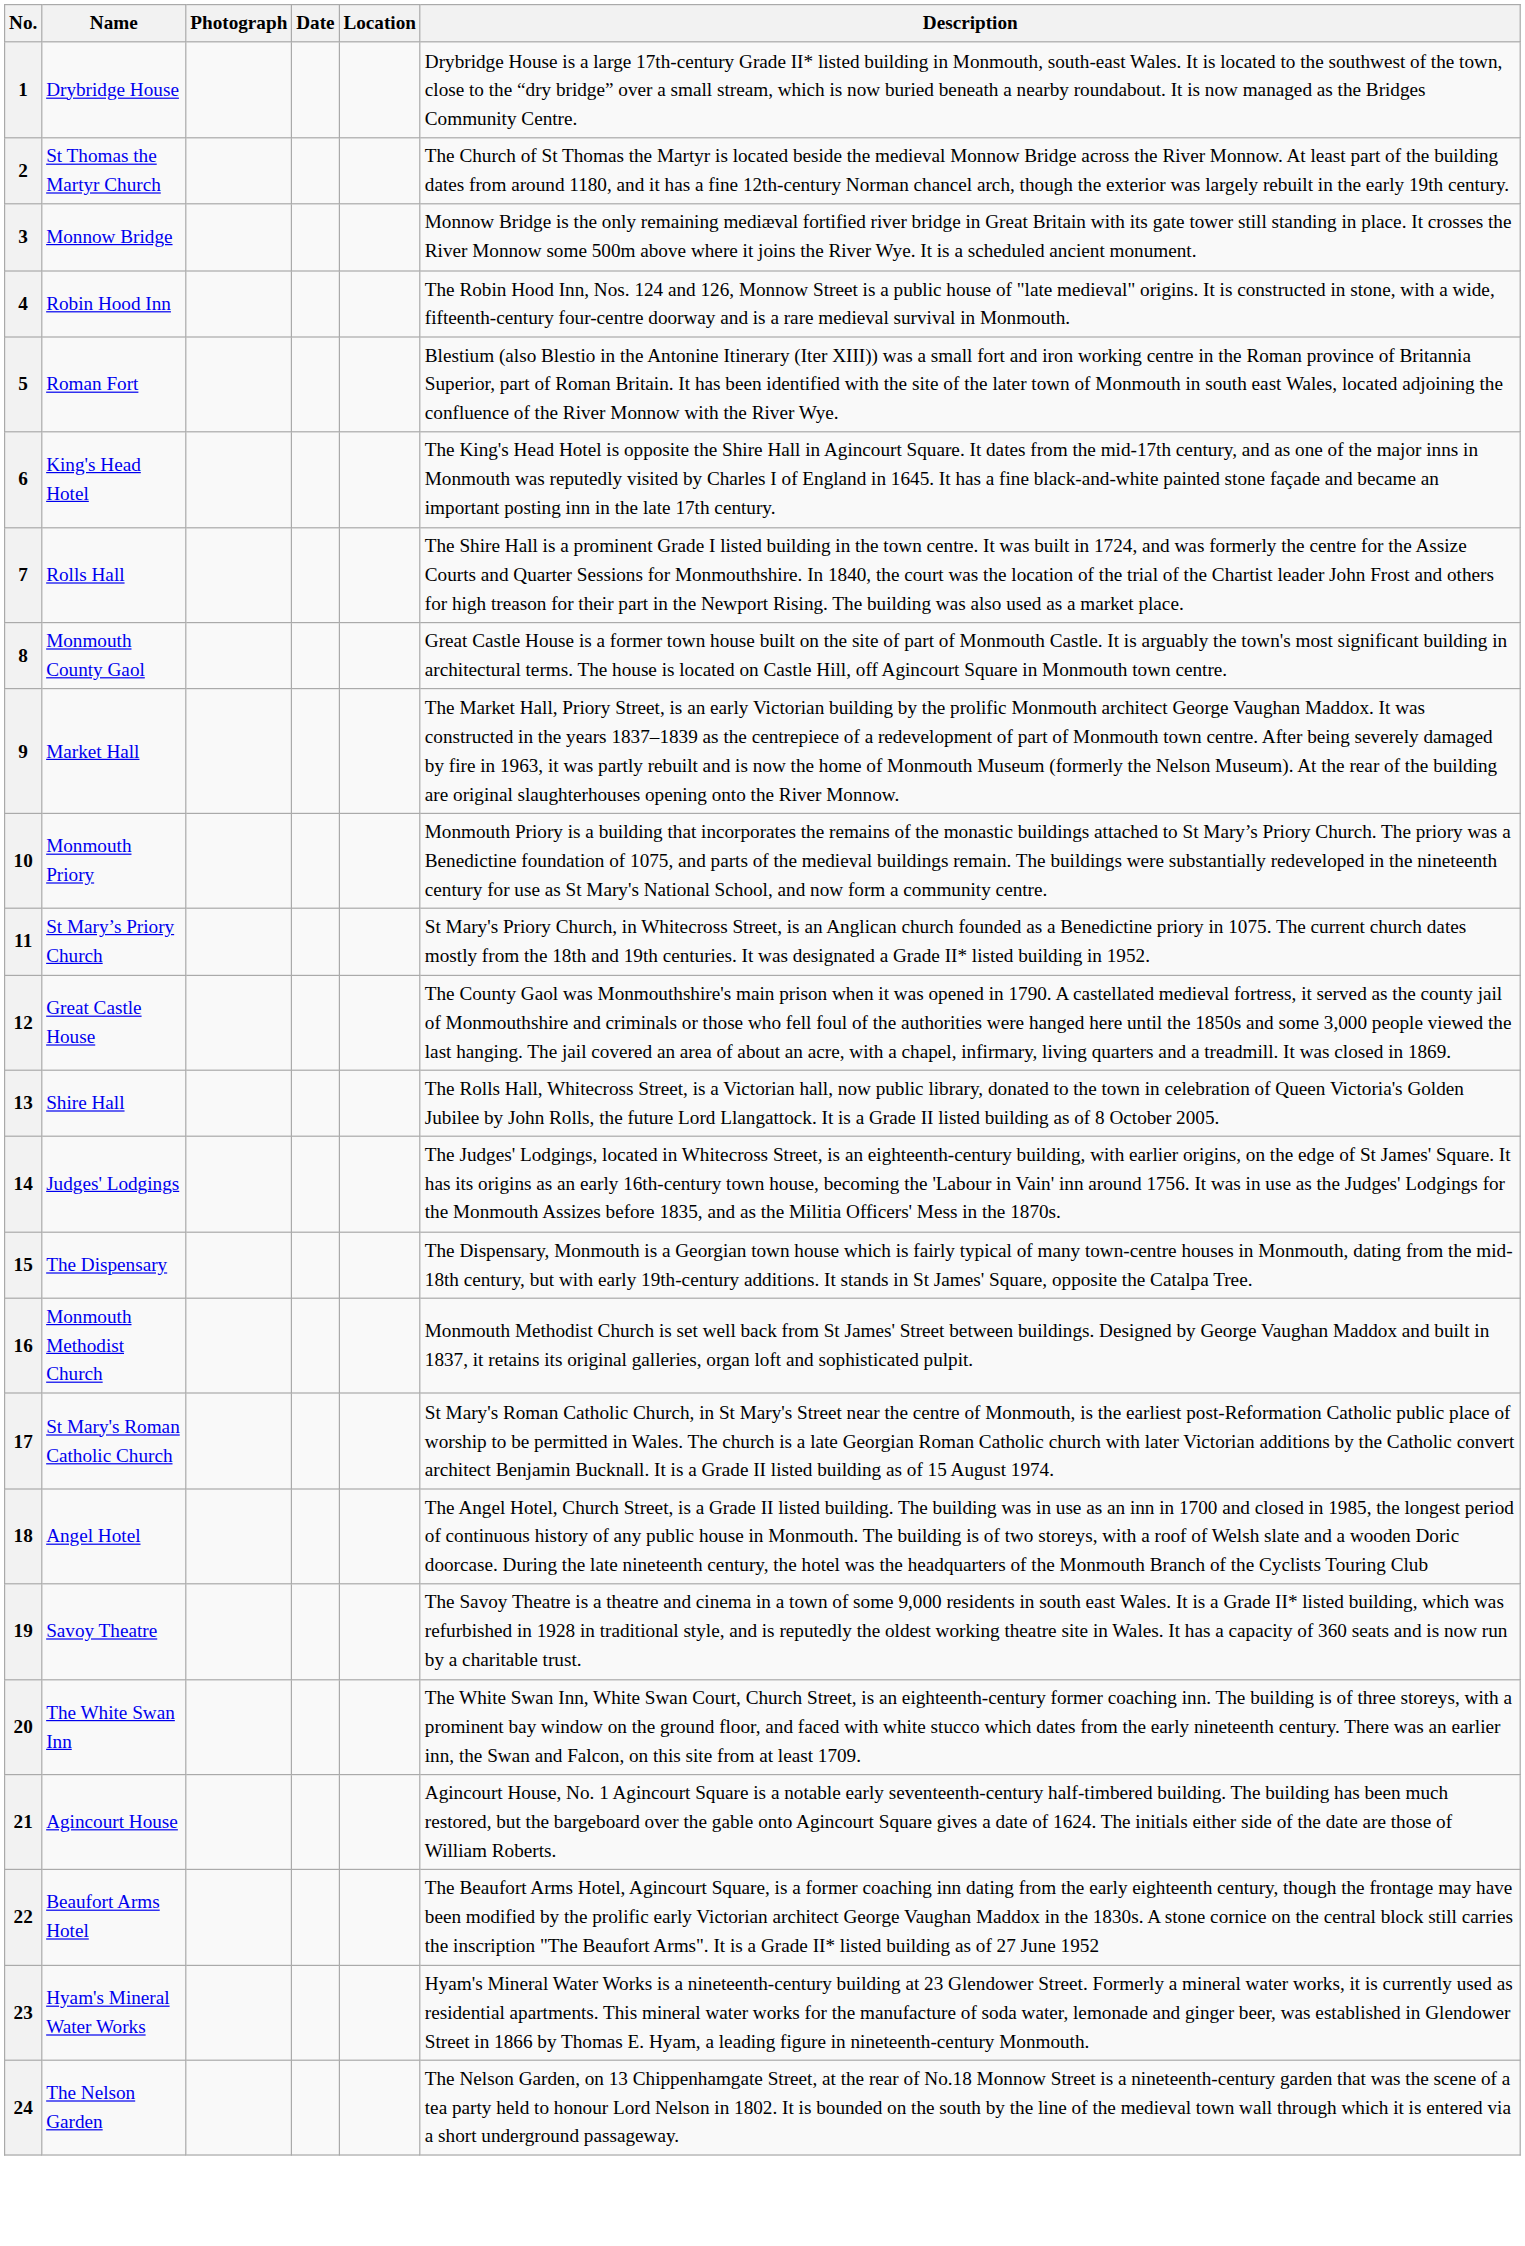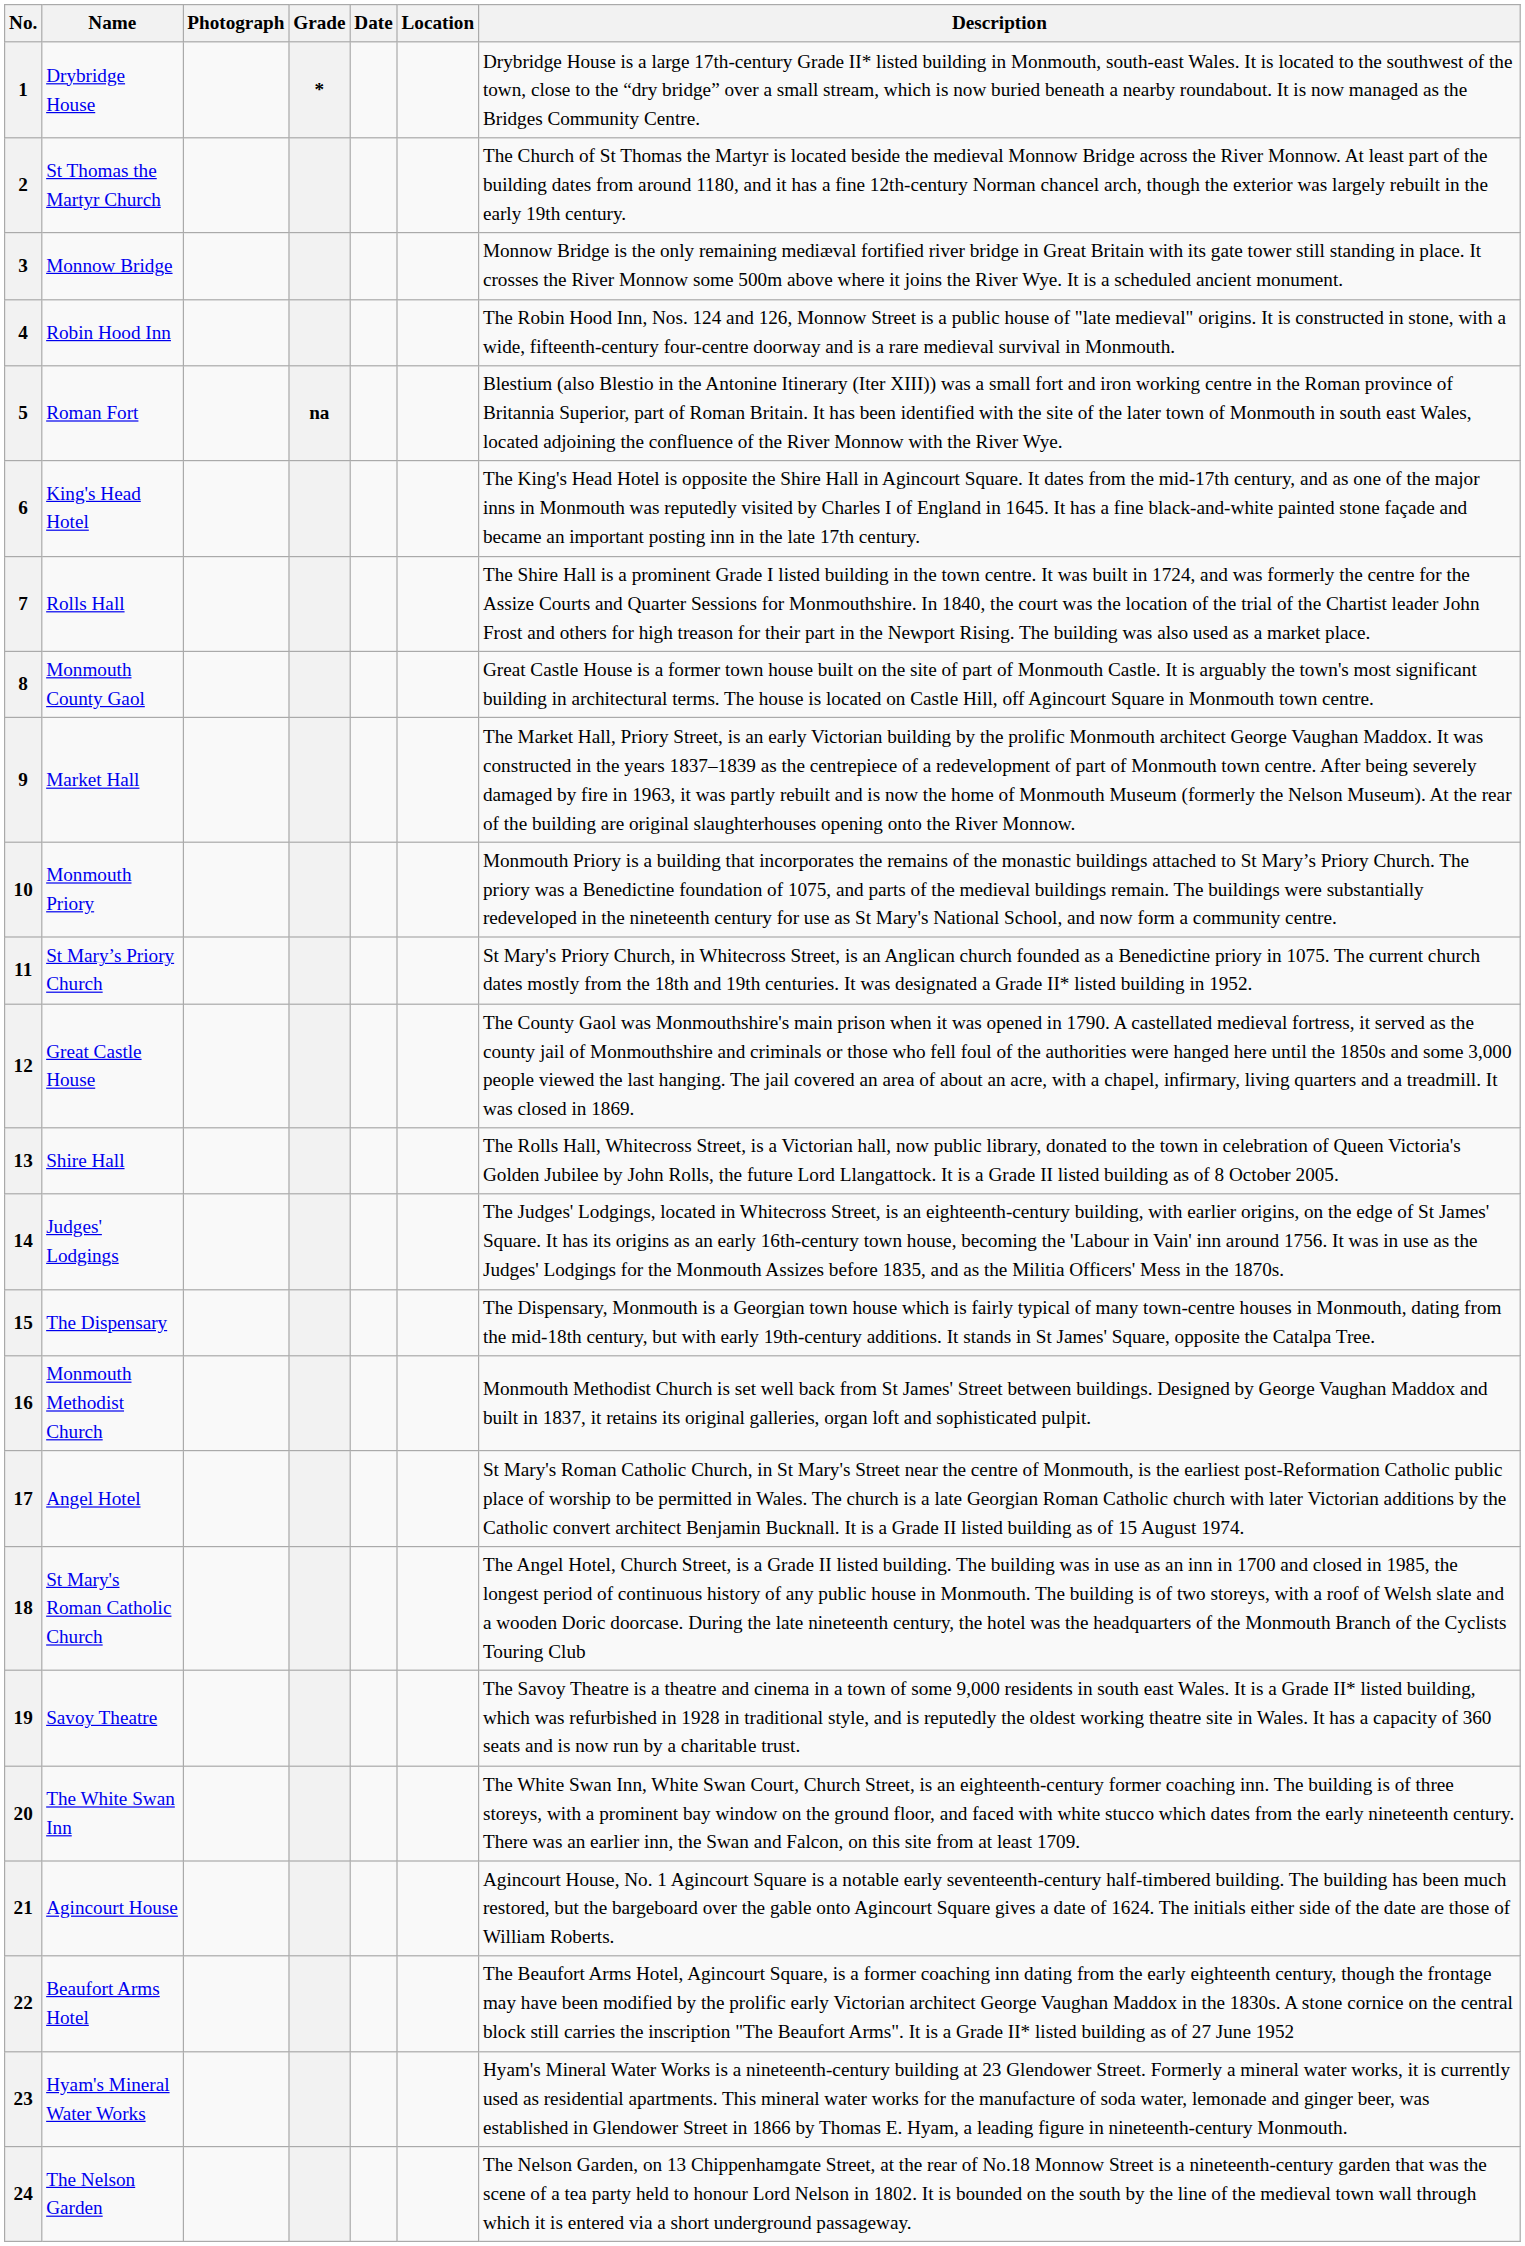+ column: (319, 23)
(113, 1440) St Mary's Roman Catholic Church -> (93, 1498) Angel Hotel
(93, 1536) Angel Hotel -> (109, 1608) St Mary's Roman Catholic Church
